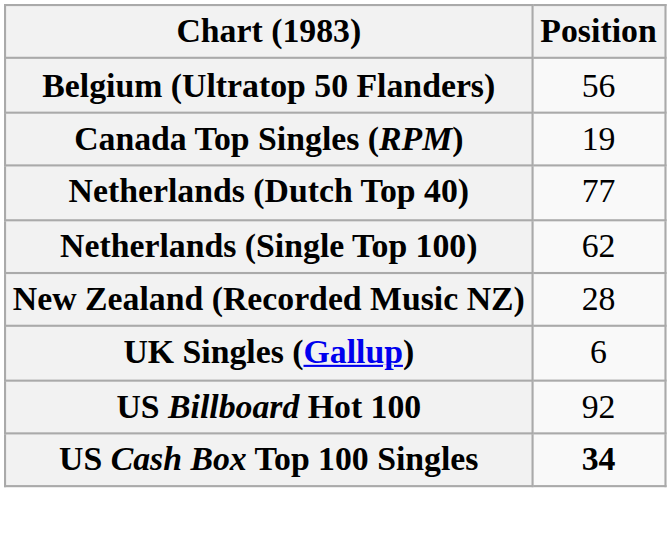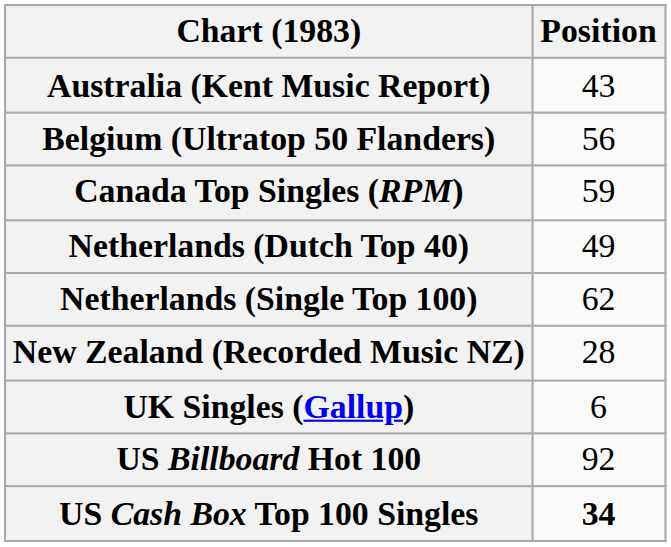+ row: (269, 84)
(599, 138) 19 -> (599, 191) 59
(599, 191) 77 -> (599, 245) 49
